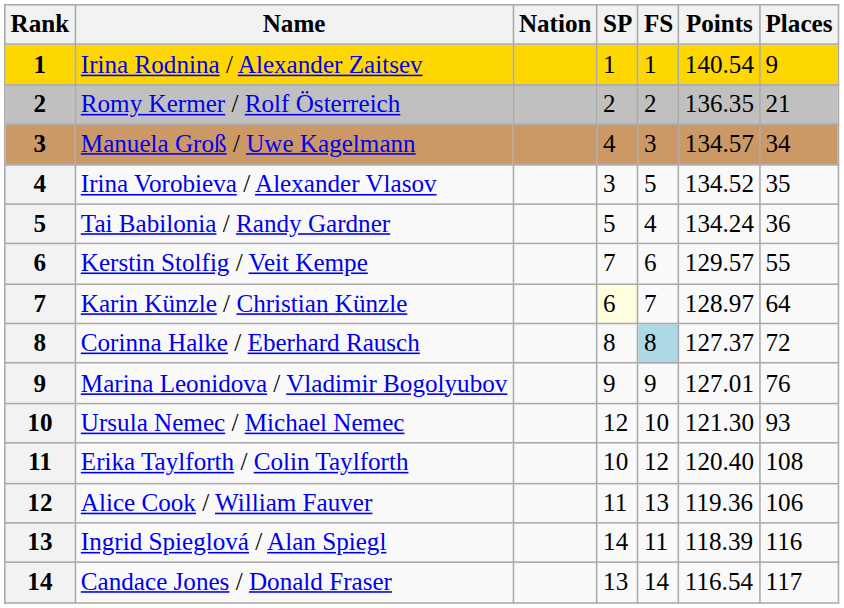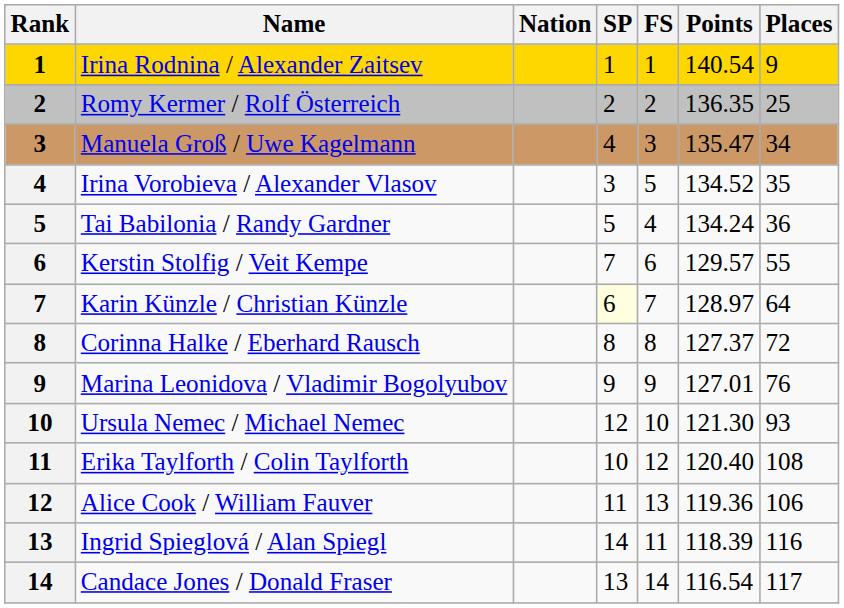(778, 104) 21 -> (778, 104) 25
(719, 143) 134.57 -> (719, 143) 135.47
(650, 343) lightblue background -> (650, 343) no background
